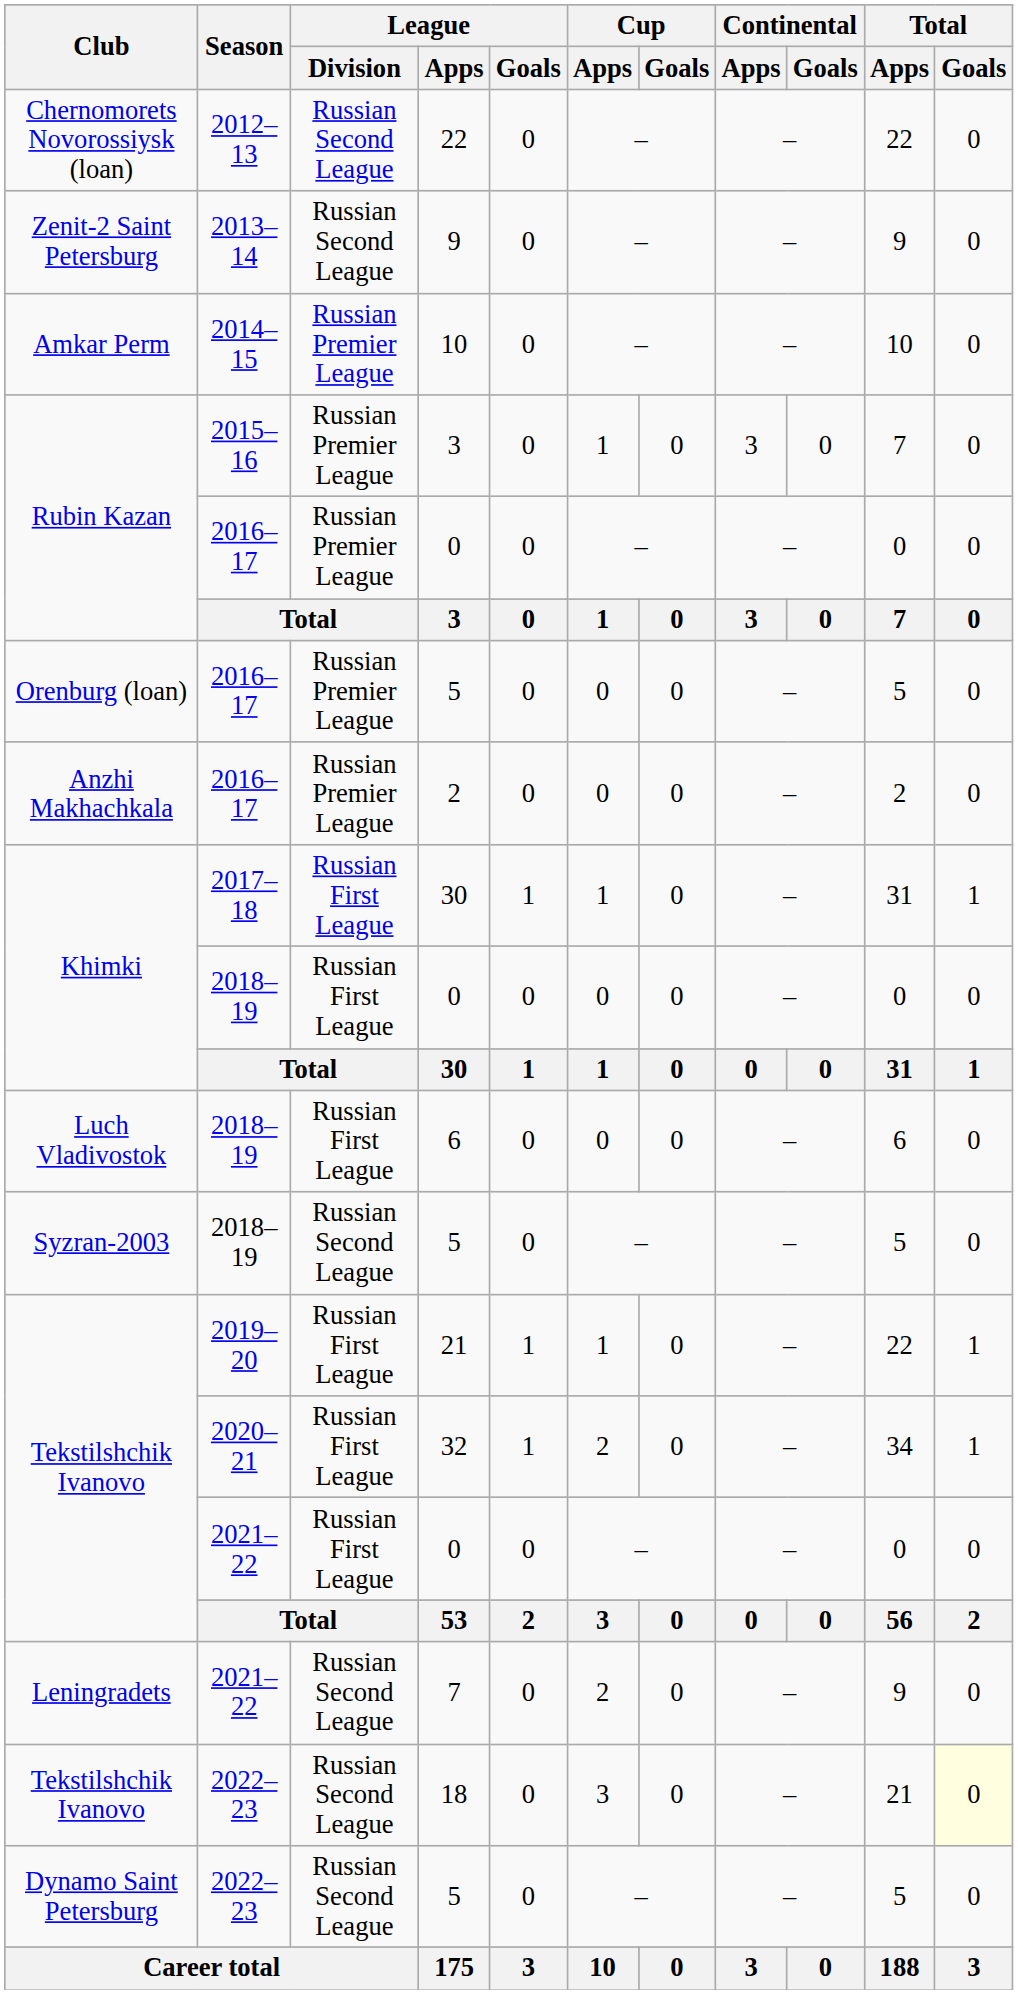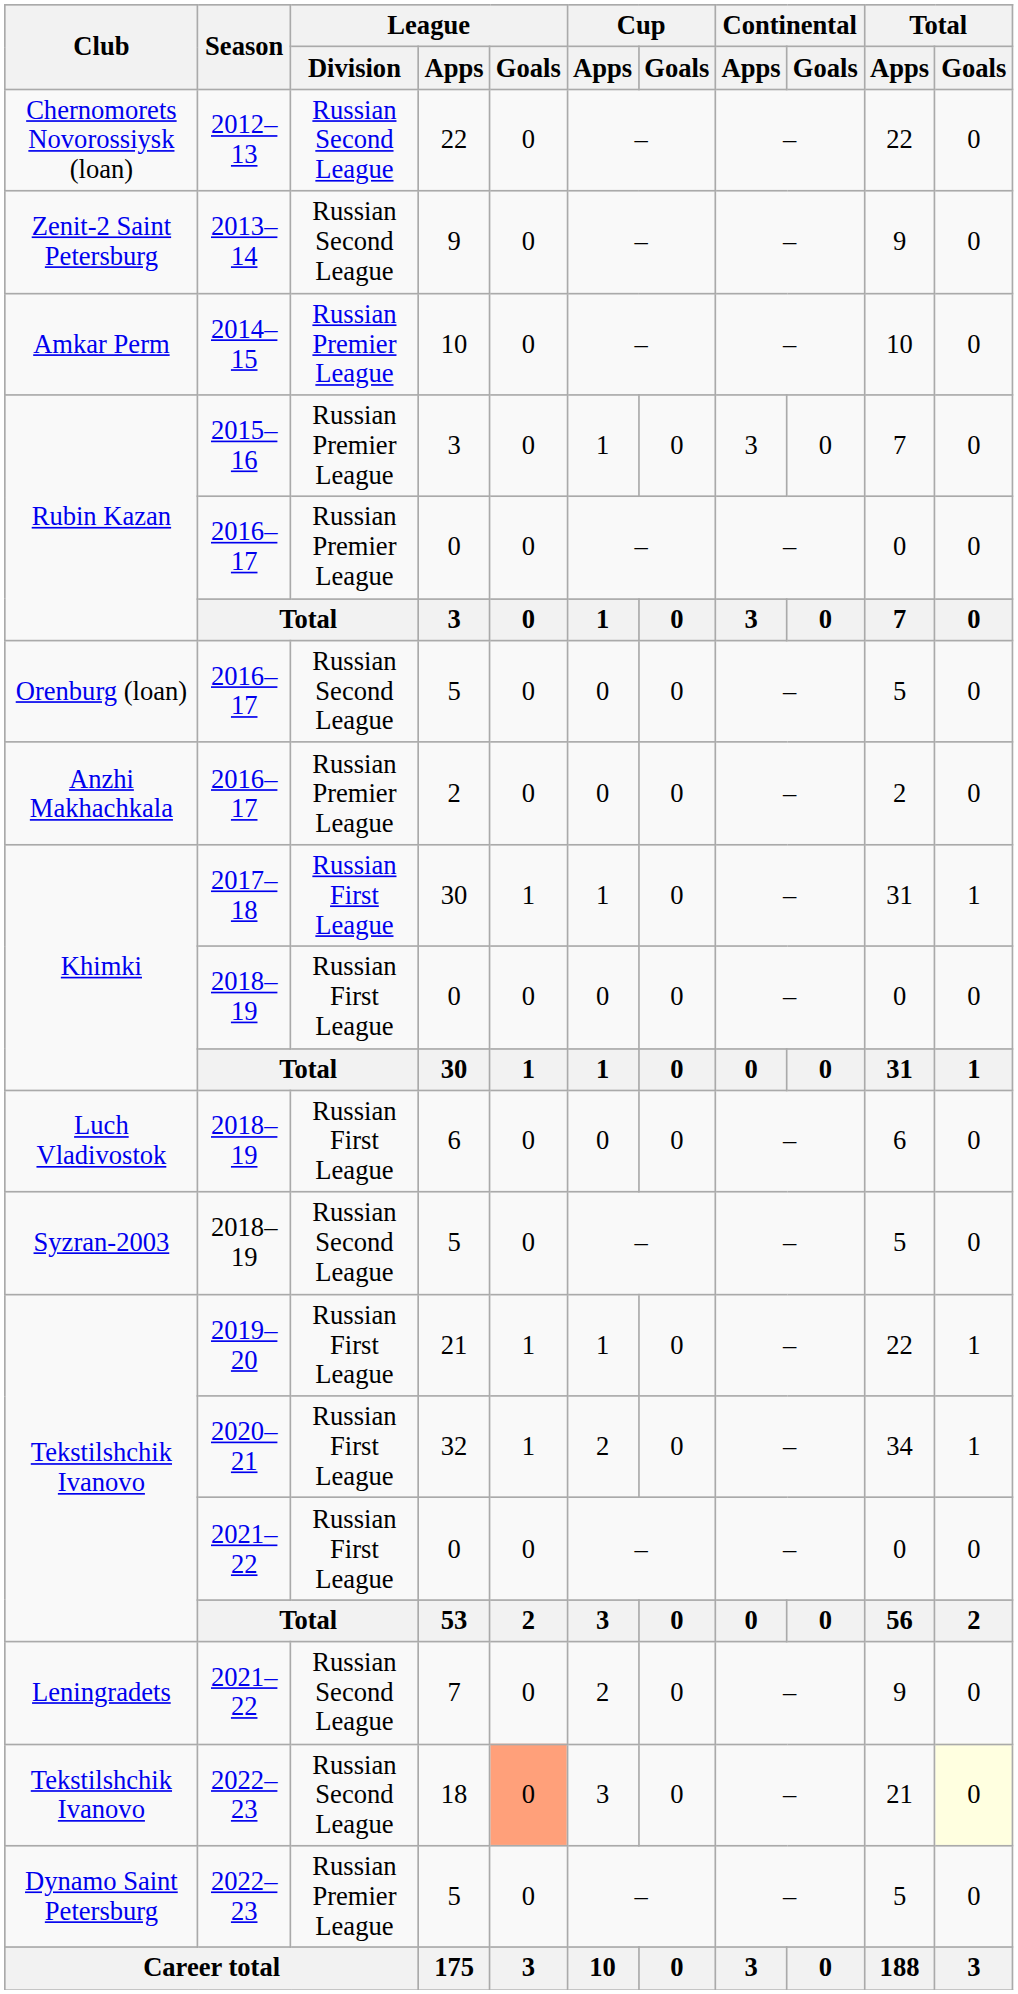(354, 691) Russian Premier League -> (354, 691) Russian Second League
(528, 1794) no background -> (528, 1794) lightsalmon background
(354, 1896) Russian Second League -> (354, 1896) Russian Premier League
